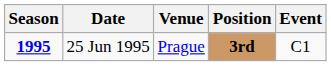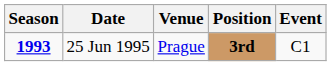(34, 46) 1995 -> (34, 46) 1993
